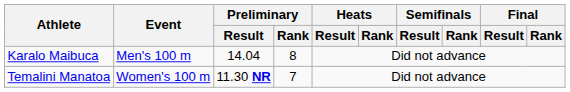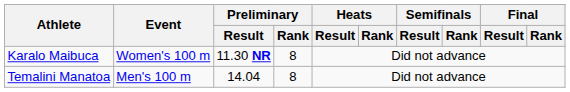(154, 57) Men's 100 m -> (163, 57) Women's 100 m
(244, 57) 14.04 -> (244, 57) 11.30 NR
(163, 77) Women's 100 m -> (154, 77) Men's 100 m
(244, 77) 11.30 NR -> (244, 77) 14.04
(293, 77) 7 -> (293, 77) 8
